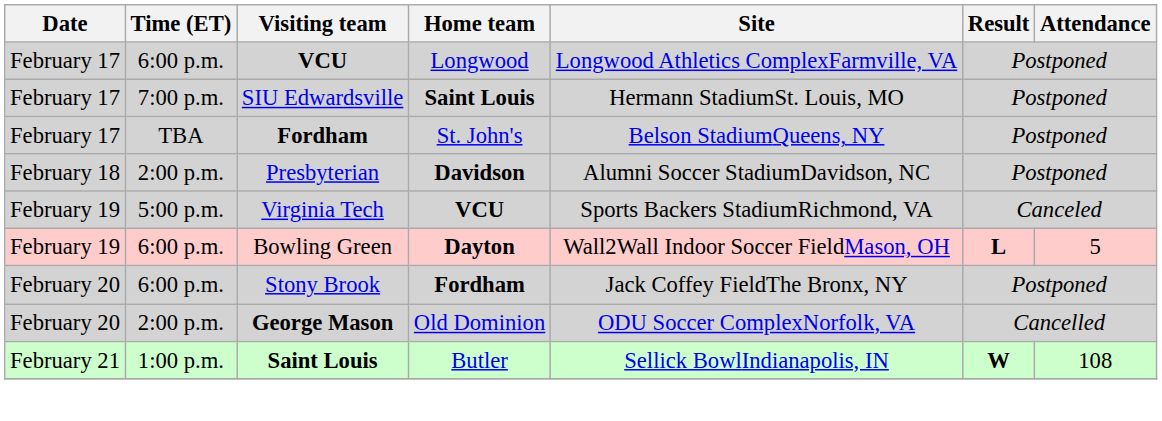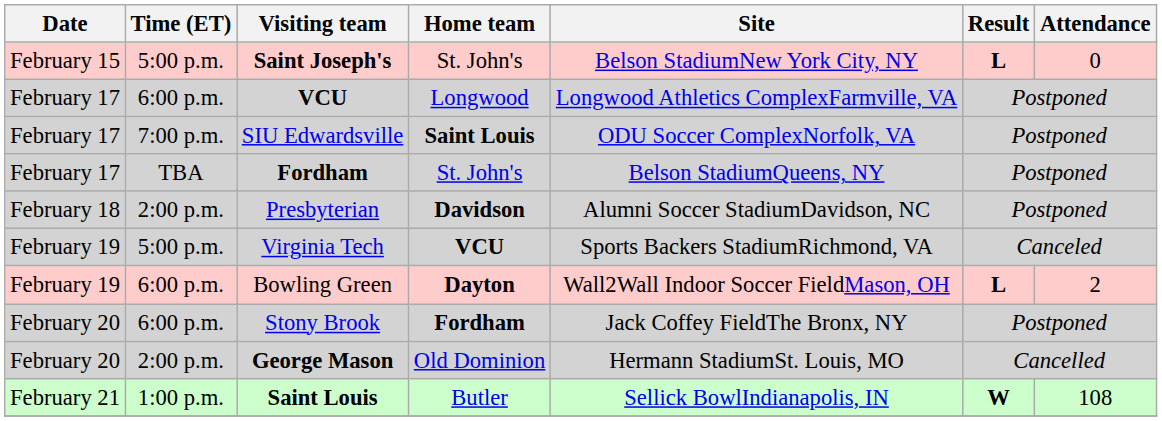+ row: (323, 60)
(757, 98) Hermann StadiumSt. Louis, MO -> (757, 135) ODU Soccer ComplexNorfolk, VA
(1095, 247) 5 -> (1095, 284) 2
(757, 322) ODU Soccer ComplexNorfolk, VA -> (757, 359) Hermann StadiumSt. Louis, MO
